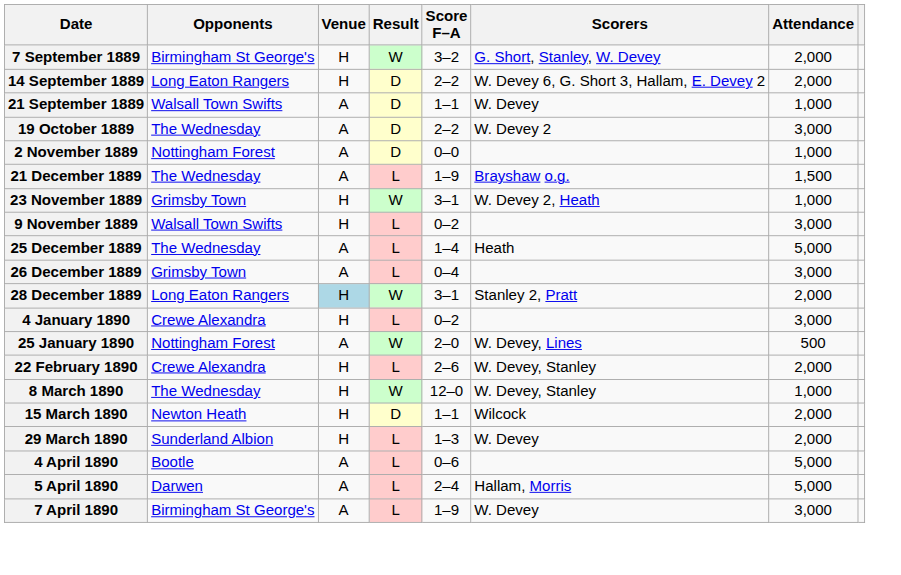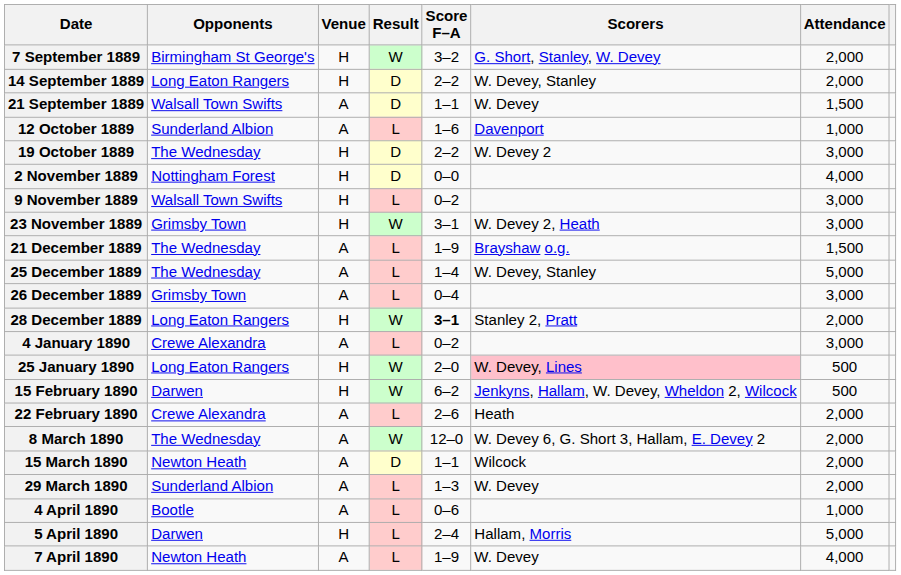(620, 81) W. Devey 6, G. Short 3, Hallam, E. Devey 2 -> (535, 81) W. Devey, Stanley
(813, 104) 1,000 -> (845, 104) 1,500
+ row: (76, 128)
(344, 128) A -> (344, 152) H
(344, 152) A -> (344, 176) H
(813, 152) 1,000 -> (845, 176) 4,000
rows swapped: (76, 224) <-> (76, 176)
(813, 200) 1,000 -> (845, 224) 3,000
(494, 248) Heath -> (535, 271) W. Devey, Stanley
(344, 295) lightblue background -> (344, 319) no background
(446, 295) normal -> (446, 319) bold
(344, 319) H -> (344, 343) A
(213, 343) Nottingham Forest -> (220, 367) Long Eaton Rangers
(344, 343) A -> (344, 367) H
(528, 343) no background -> (528, 367) pink background
+ row: (76, 391)
(344, 367) H -> (344, 414) A
(535, 367) W. Devey, Stanley -> (494, 414) Heath
(344, 391) H -> (344, 438) A
(535, 391) W. Devey, Stanley -> (620, 438) W. Devey 6, G. Short 3, Hallam, E. Devey 2
(813, 391) 1,000 -> (845, 438) 2,000
(344, 414) H -> (344, 462) A
(344, 438) H -> (344, 486) A
(813, 462) 5,000 -> (845, 510) 1,000
(344, 486) A -> (344, 534) H
(233, 510) Birmingham St George's -> (199, 558) Newton Heath
(813, 510) 3,000 -> (845, 558) 4,000
